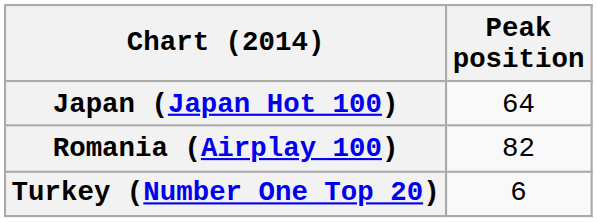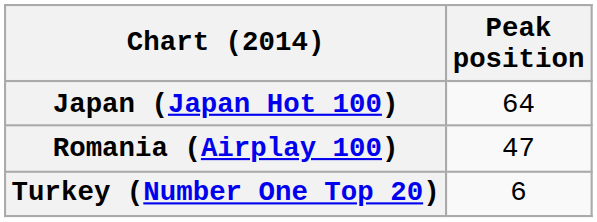(519, 148) 82 -> (519, 148) 47
